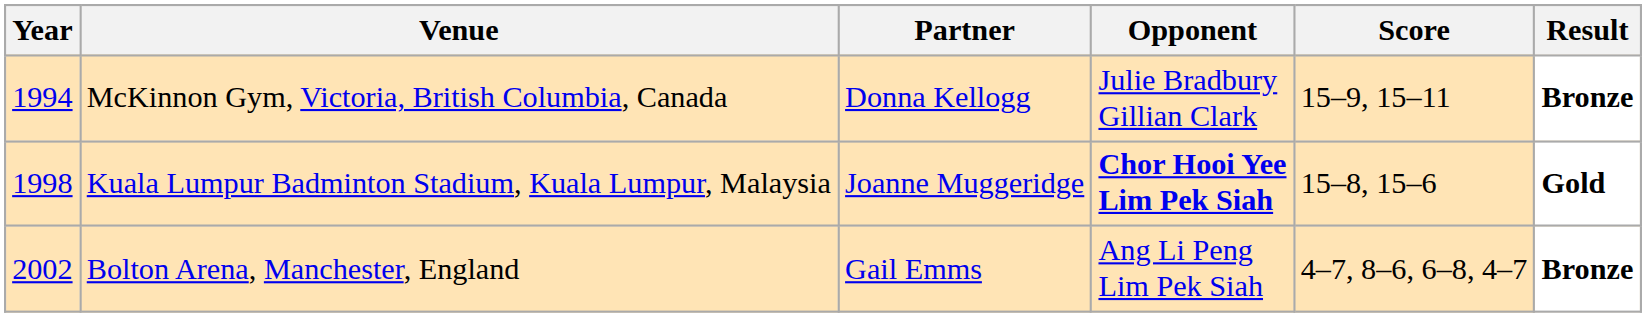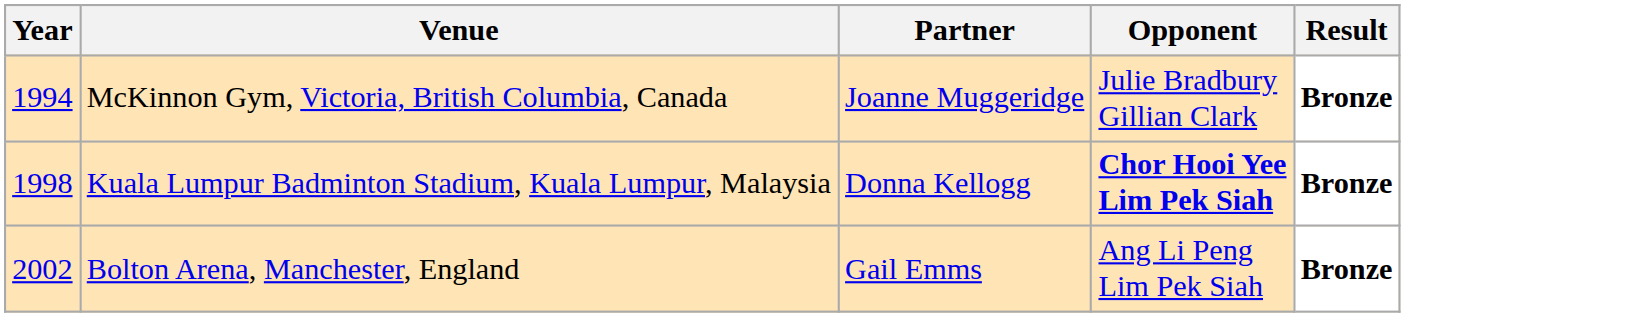- column: (1414, 29)
(938, 97) Donna Kellogg -> (965, 97) Joanne Muggeridge
(965, 183) Joanne Muggeridge -> (938, 183) Donna Kellogg
(1573, 183) Gold -> (1347, 183) Bronze
